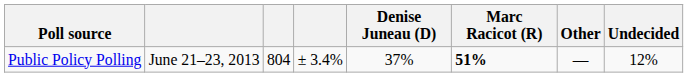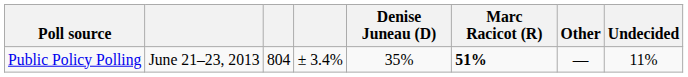(399, 59) 37% -> (399, 59) 35%
(644, 59) 12% -> (644, 59) 11%
